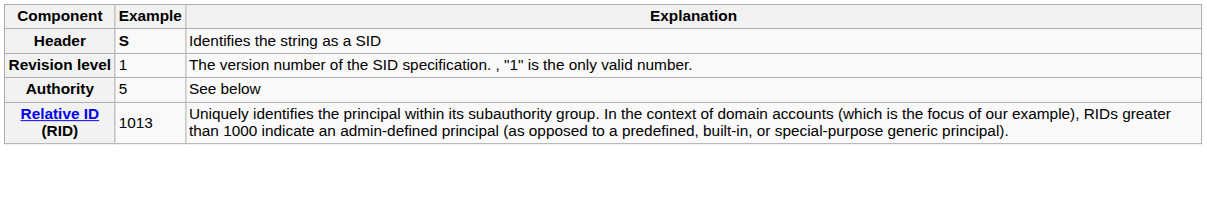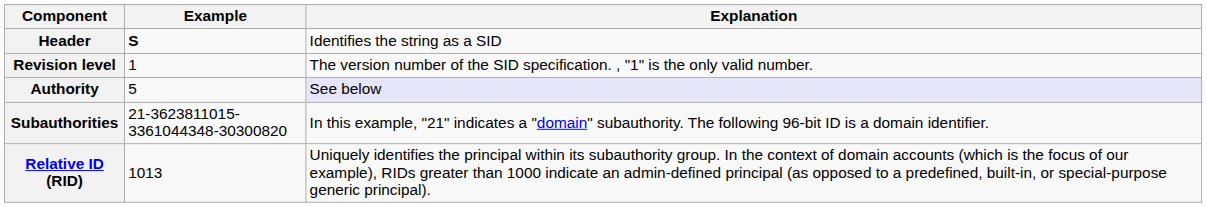(225, 89) no background -> (345, 89) lavender background
+ row: (65, 122)
